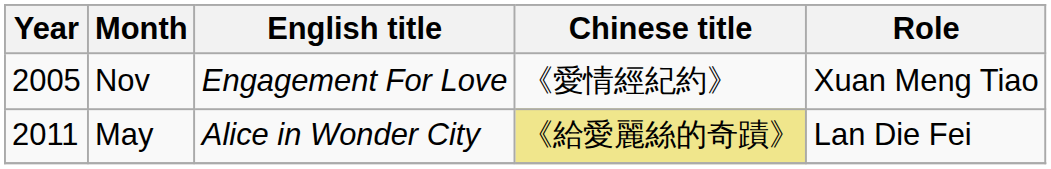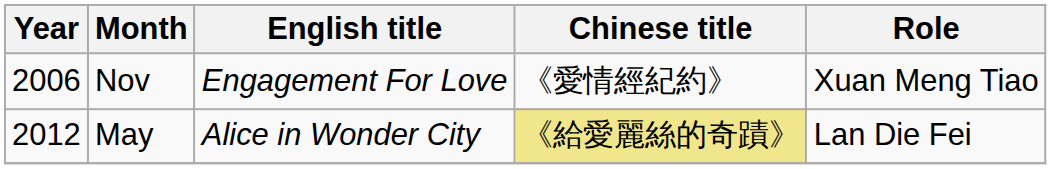(46, 80) 2005 -> (46, 80) 2006
(45, 135) 2011 -> (46, 135) 2012
